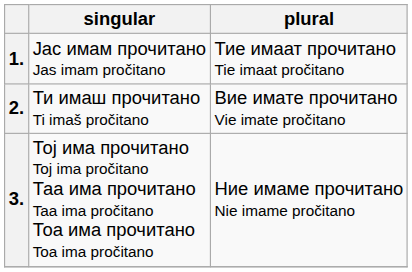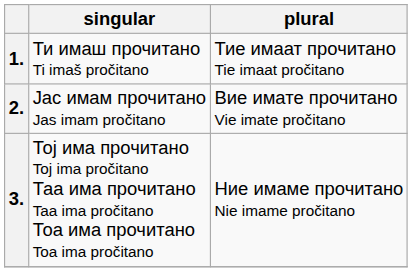(119, 58) Јас имам прочитано Jas imam pročitano -> (116, 58) Ти имаш прочитано Ti imaš pročitano
(116, 108) Ти имаш прочитано Ti imaš pročitano -> (119, 108) Јас имам прочитано Jas imam pročitano
